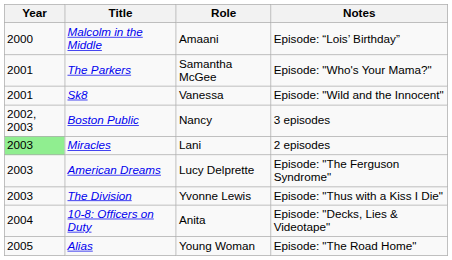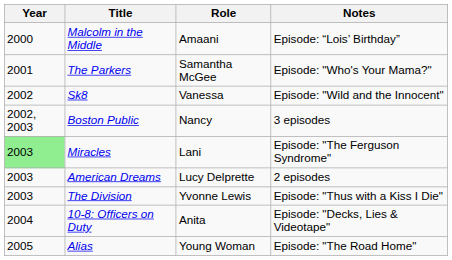(20, 95) 2001 -> (20, 95) 2002
(302, 145) 2 episodes -> (336, 152) Episode: "The Ferguson Syndrome"
(336, 170) Episode: "The Ferguson Syndrome" -> (302, 177) 2 episodes
